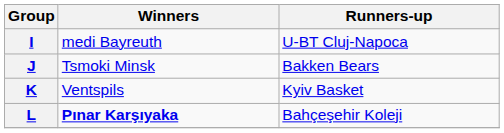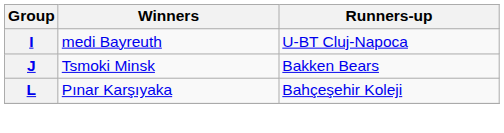- row: (31, 90)
(120, 115) bold -> (117, 90) normal
